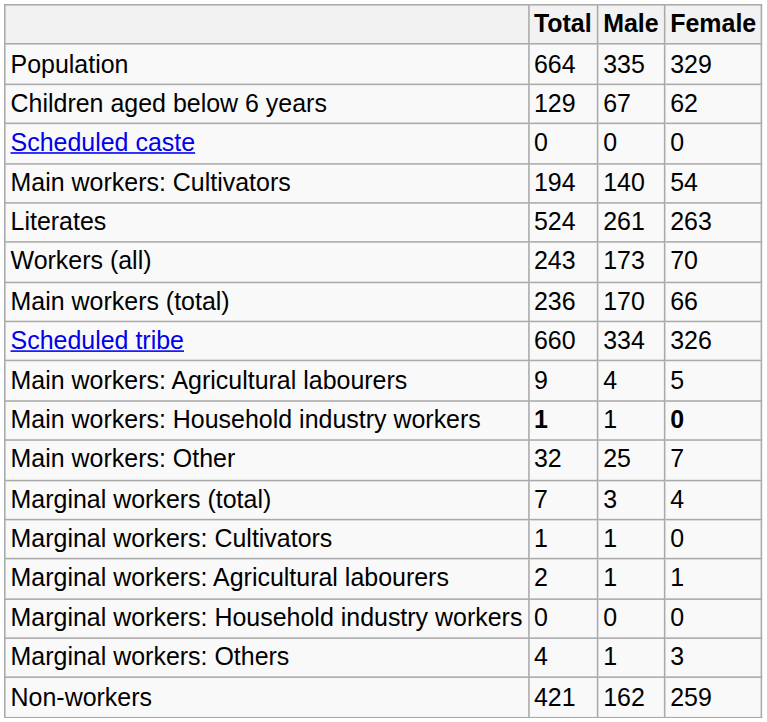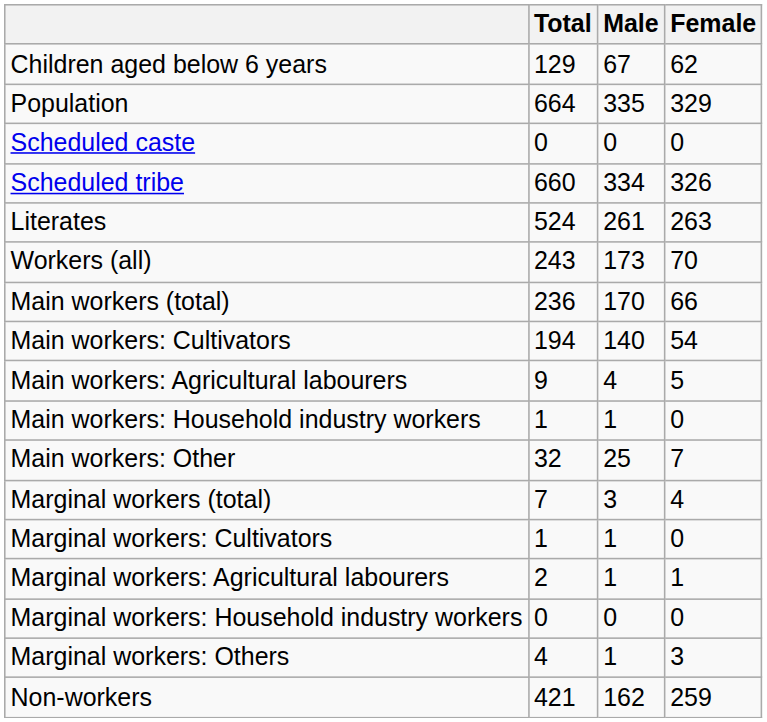rows swapped: (70, 63) <-> (169, 103)
rows swapped: (97, 340) <-> (151, 182)
(541, 420) bold -> (541, 420) normal
(677, 420) bold -> (677, 420) normal
